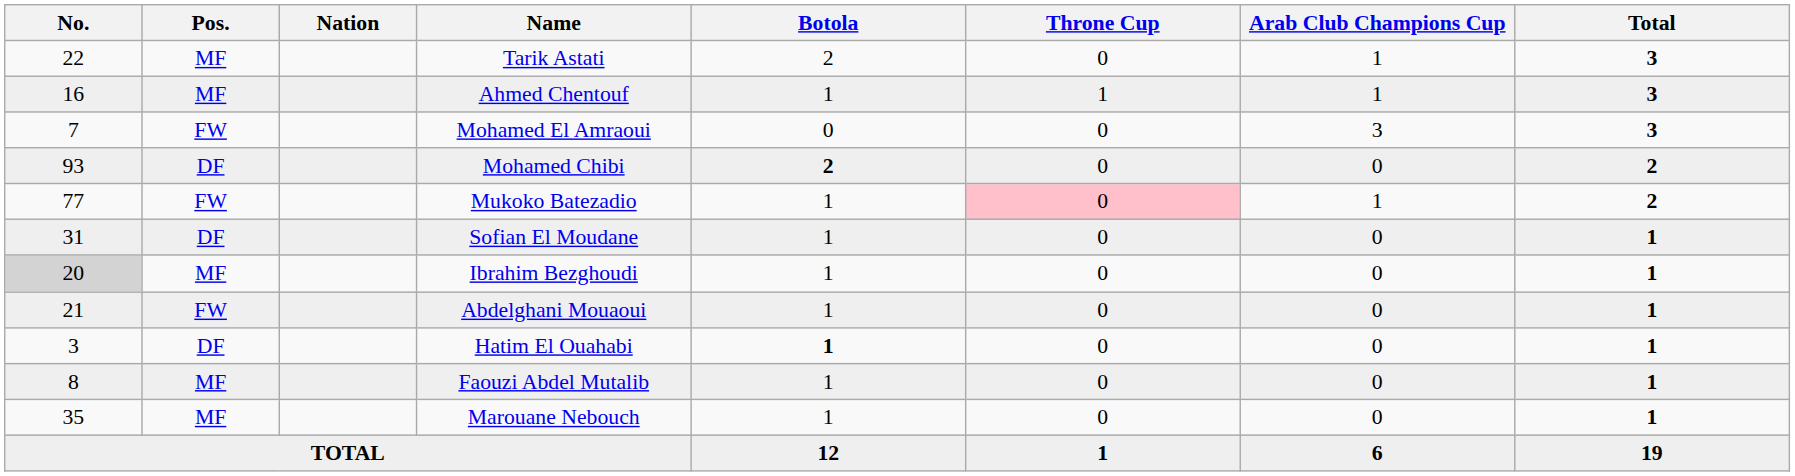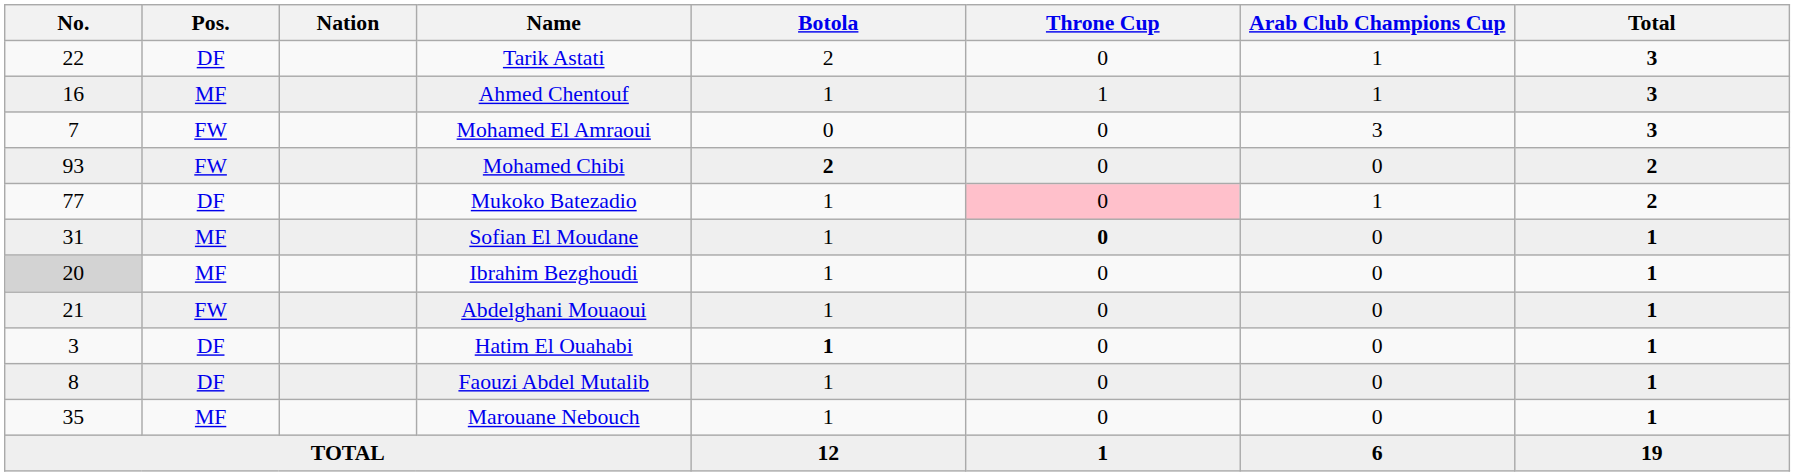(211, 58) MF -> (211, 58) DF
(211, 165) DF -> (211, 165) FW
(211, 201) FW -> (211, 201) DF
(211, 237) DF -> (211, 237) MF
(1103, 237) normal -> (1103, 237) bold
(211, 381) MF -> (211, 381) DF
